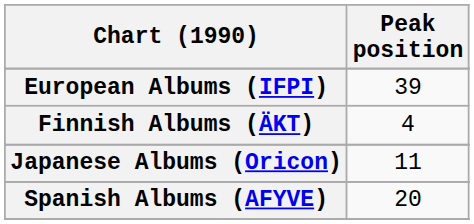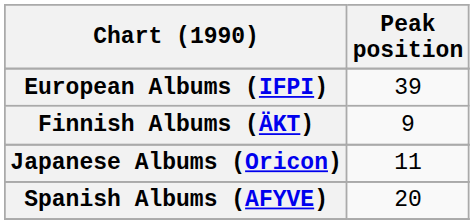(408, 125) 4 -> (408, 125) 9
